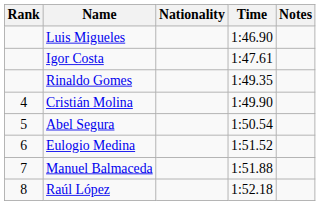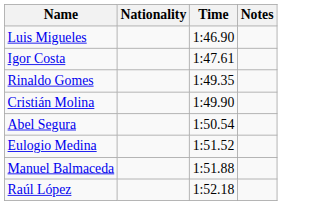- column: (24, 15)
